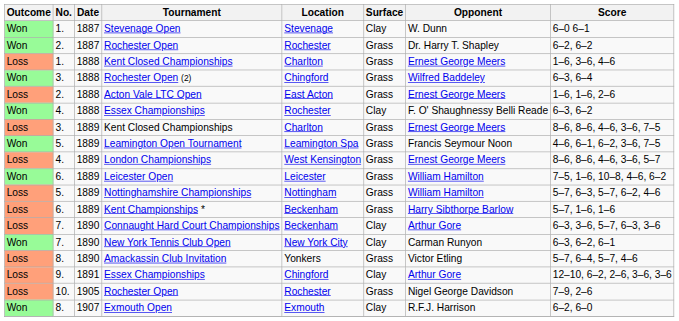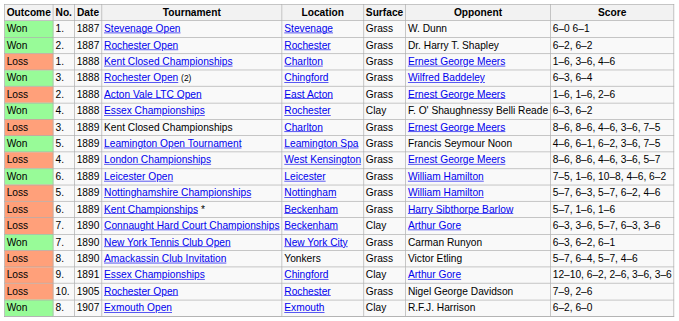(376, 28) Clay -> (379, 28) Grass
(376, 242) Clay -> (379, 242) Grass
